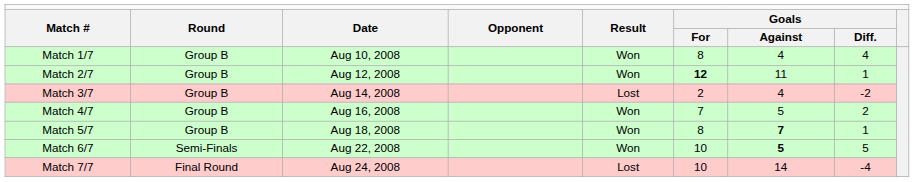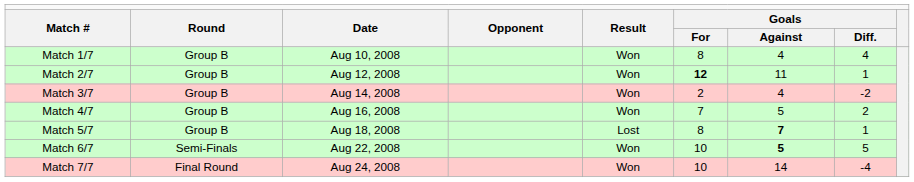(628, 93) Lost -> (628, 93) Won
(628, 130) Won -> (628, 130) Lost
(628, 167) Lost -> (628, 167) Won
